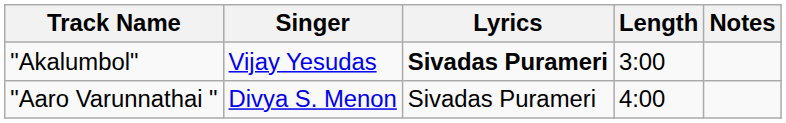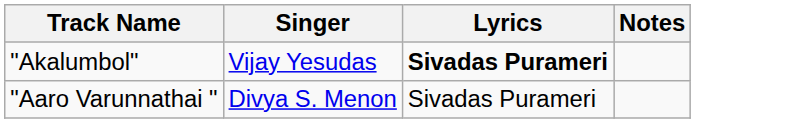- column: (659, 23)
